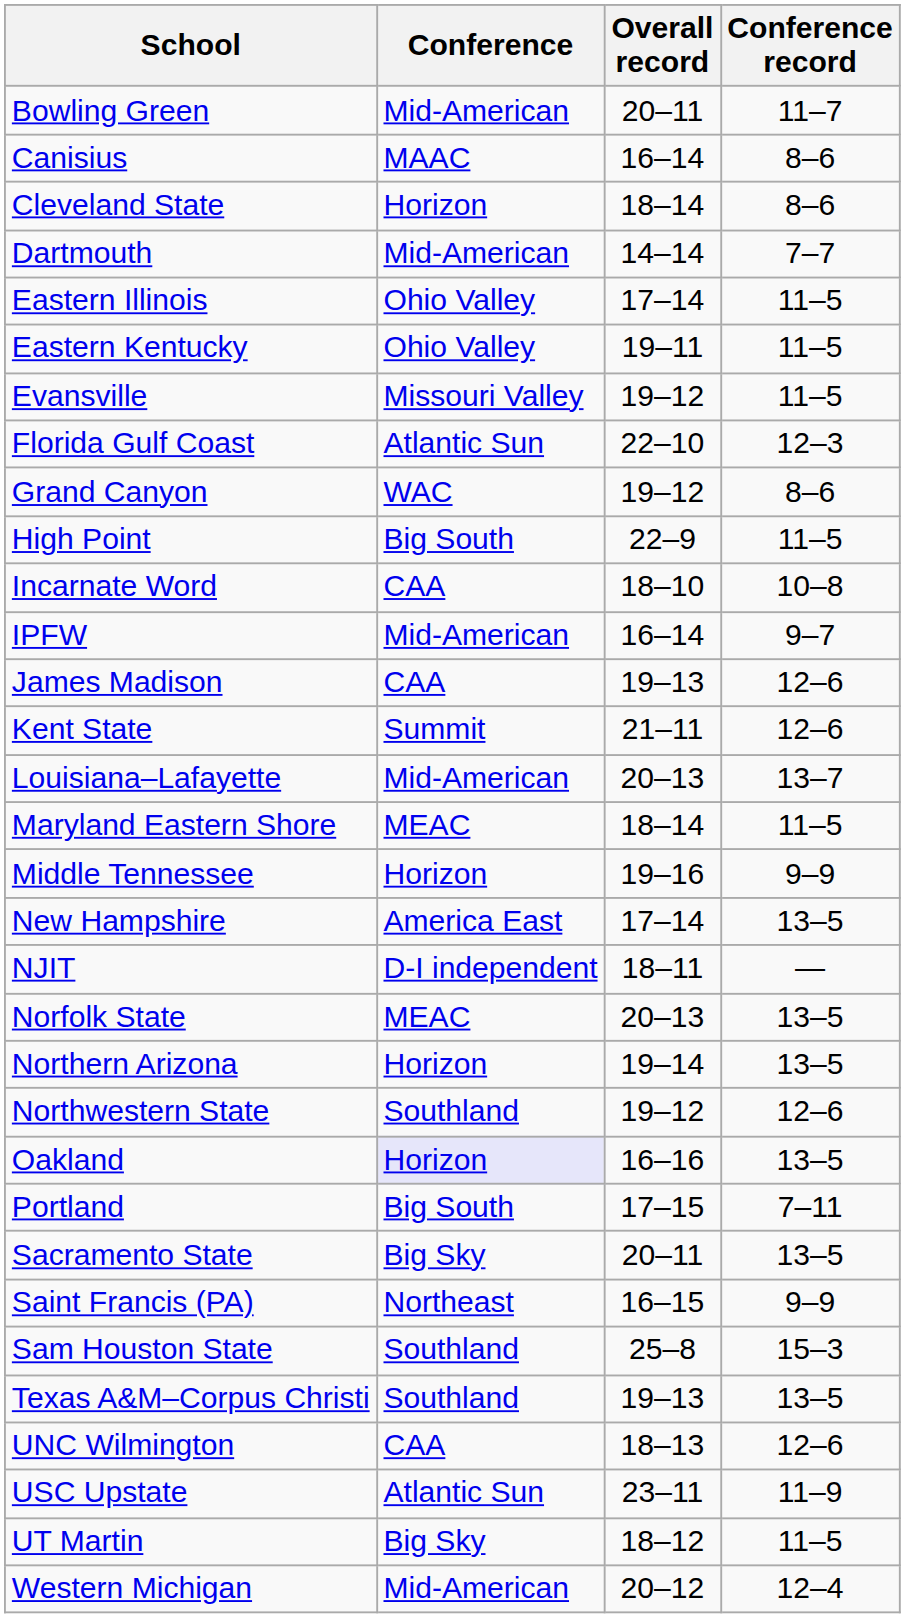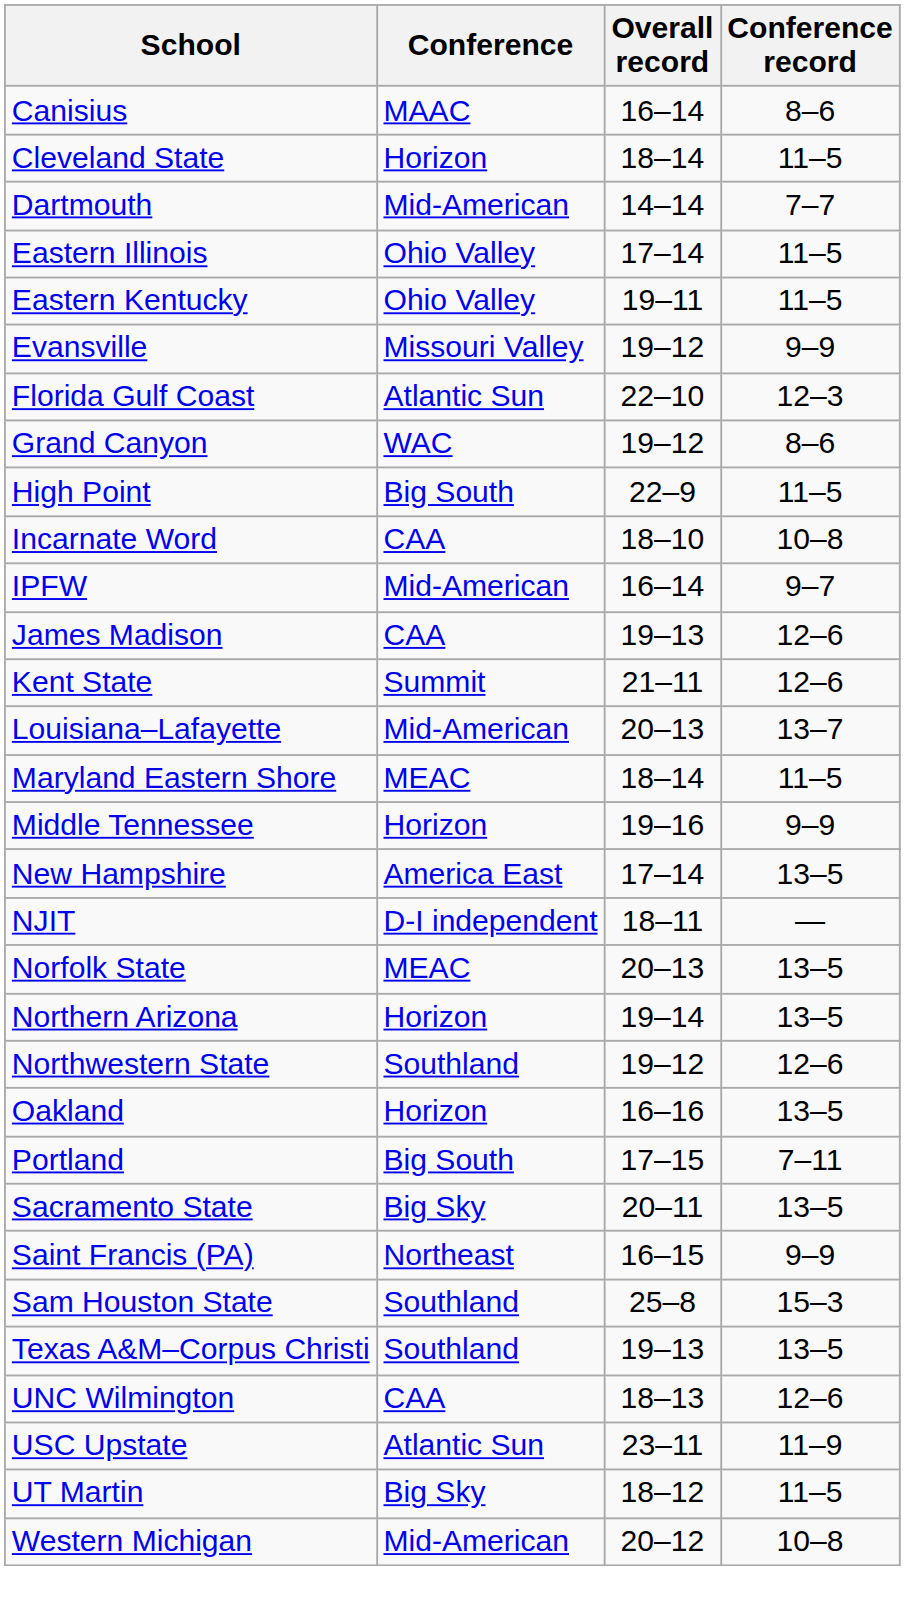- row: (111, 109)
(810, 205) 8–6 -> (810, 157) 11–5
(810, 396) 11–5 -> (810, 348) 9–9
(435, 1159) lavender background -> (435, 1111) no background
(810, 1588) 12–4 -> (810, 1541) 10–8
